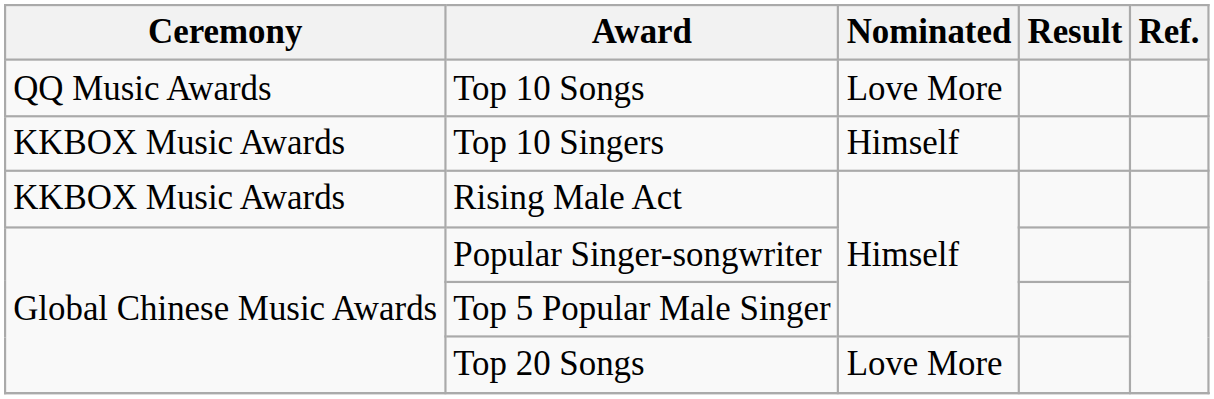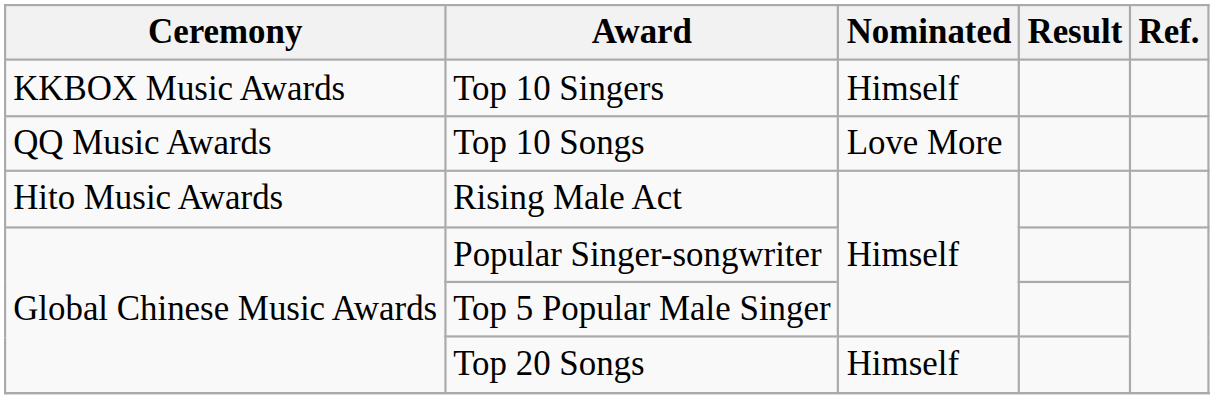rows swapped: (559, 142) <-> (549, 87)
(179, 198) KKBOX Music Awards -> (148, 198) Hito Music Awards
(925, 364) Love More -> (903, 364) Himself
